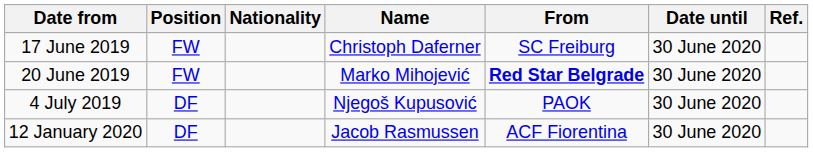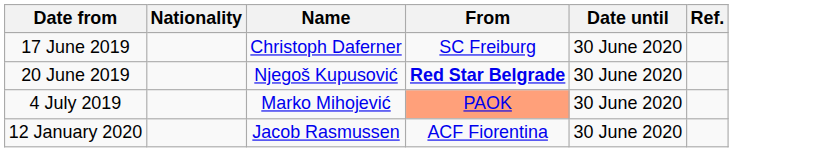- column: (186, 18)
(405, 75) Marko Mihojević -> (326, 75) Njegoš Kupusović
(405, 103) Njegoš Kupusović -> (326, 103) Marko Mihojević
(567, 103) no background -> (488, 103) lightsalmon background
